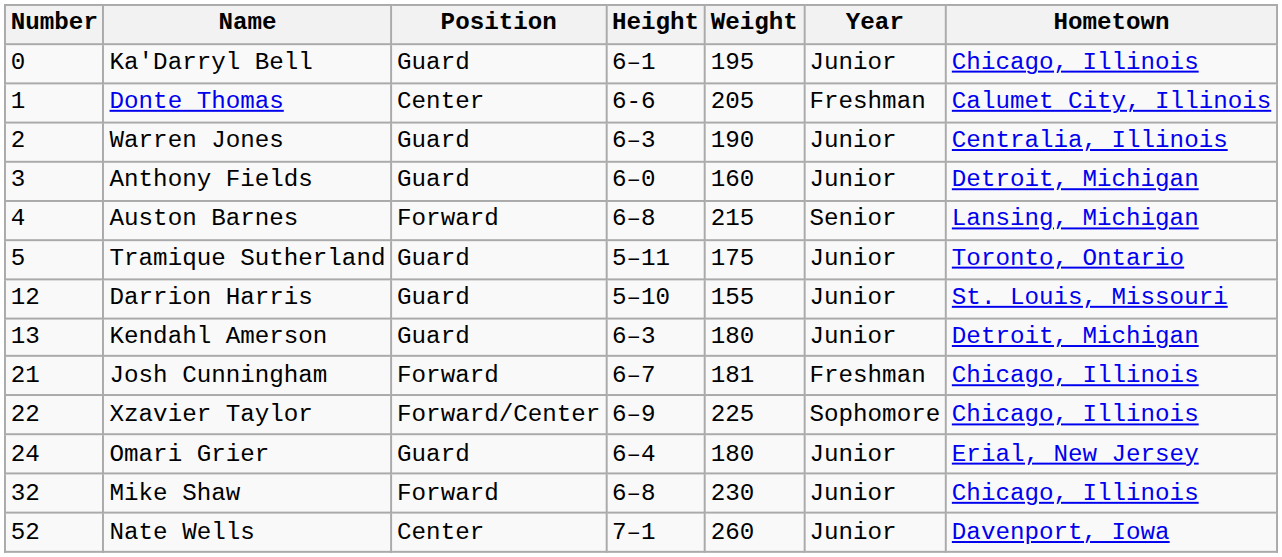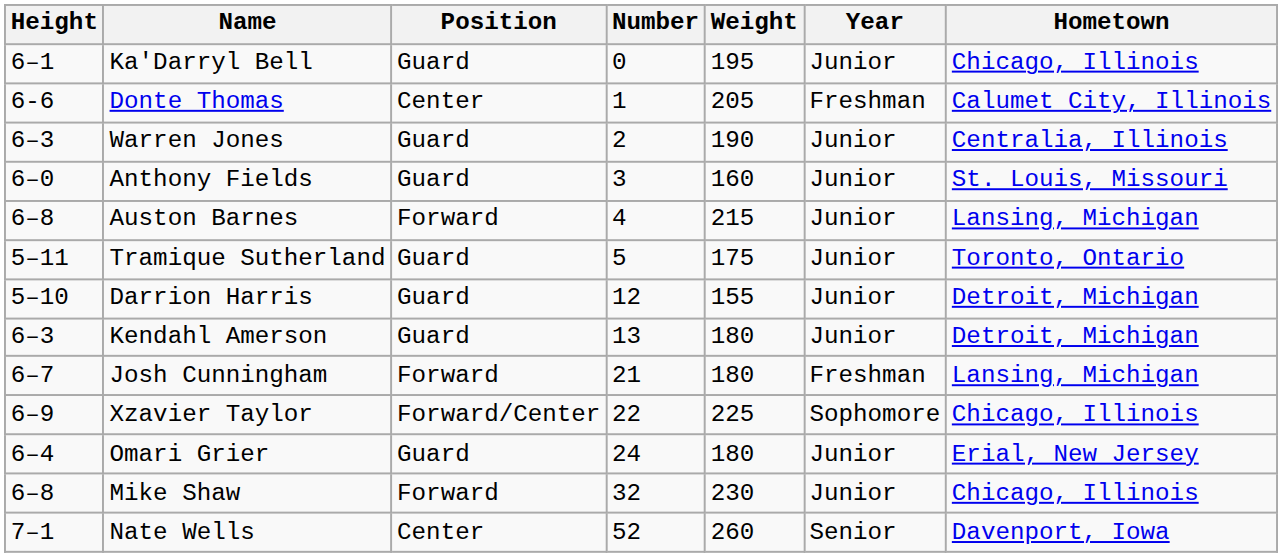columns swapped: (54, 25) <-> (656, 25)
(1075, 181) Detroit, Michigan -> (1090, 181) St. Louis, Missouri
(853, 220) Senior -> (853, 220) Junior
(1090, 298) St. Louis, Missouri -> (1075, 298) Detroit, Michigan
(733, 377) 181 -> (733, 377) 180
(1075, 377) Chicago, Illinois -> (1075, 377) Lansing, Michigan
(853, 533) Junior -> (853, 533) Senior
